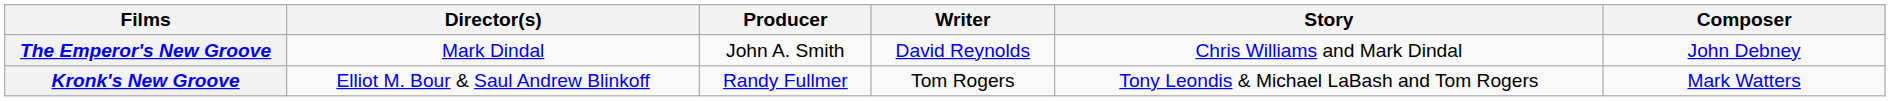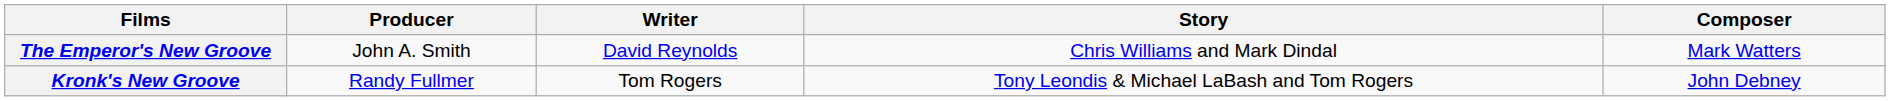- column: (493, 19)
(1744, 50) John Debney -> (1744, 50) Mark Watters
(1744, 80) Mark Watters -> (1744, 80) John Debney
